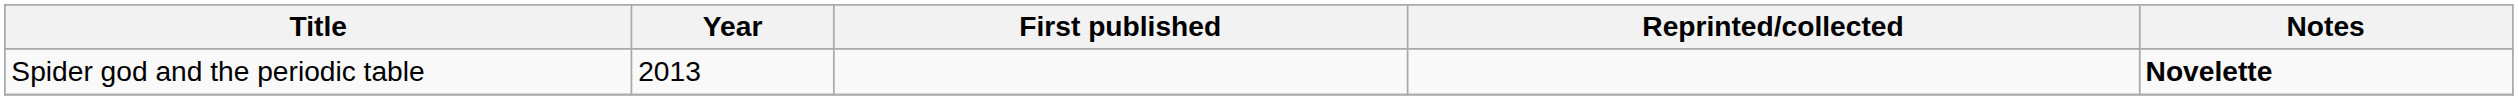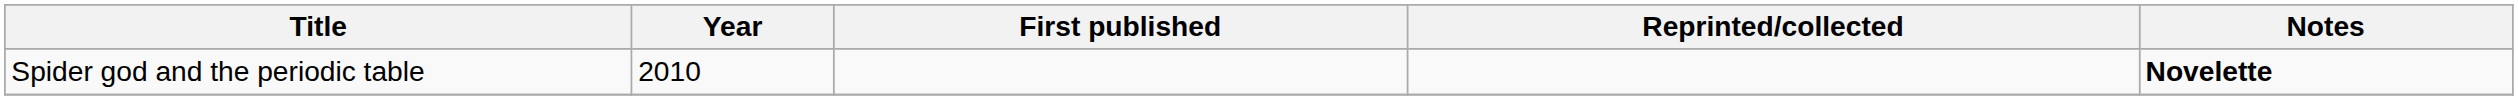(670, 71) 2013 -> (670, 71) 2010
